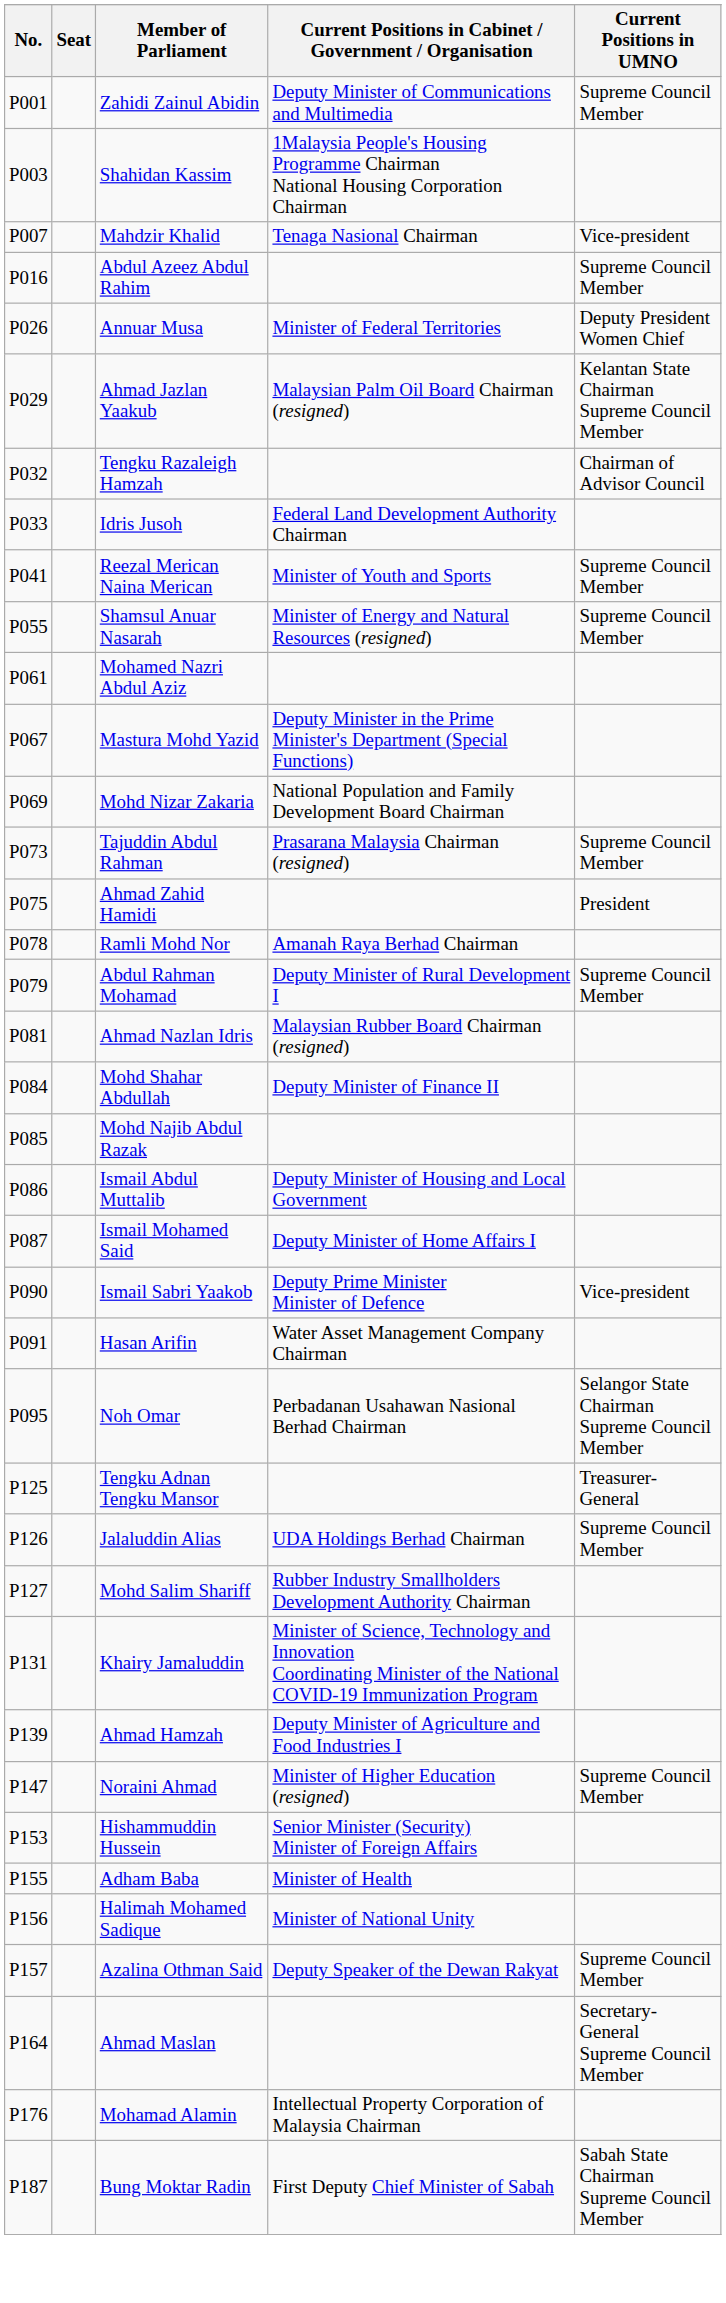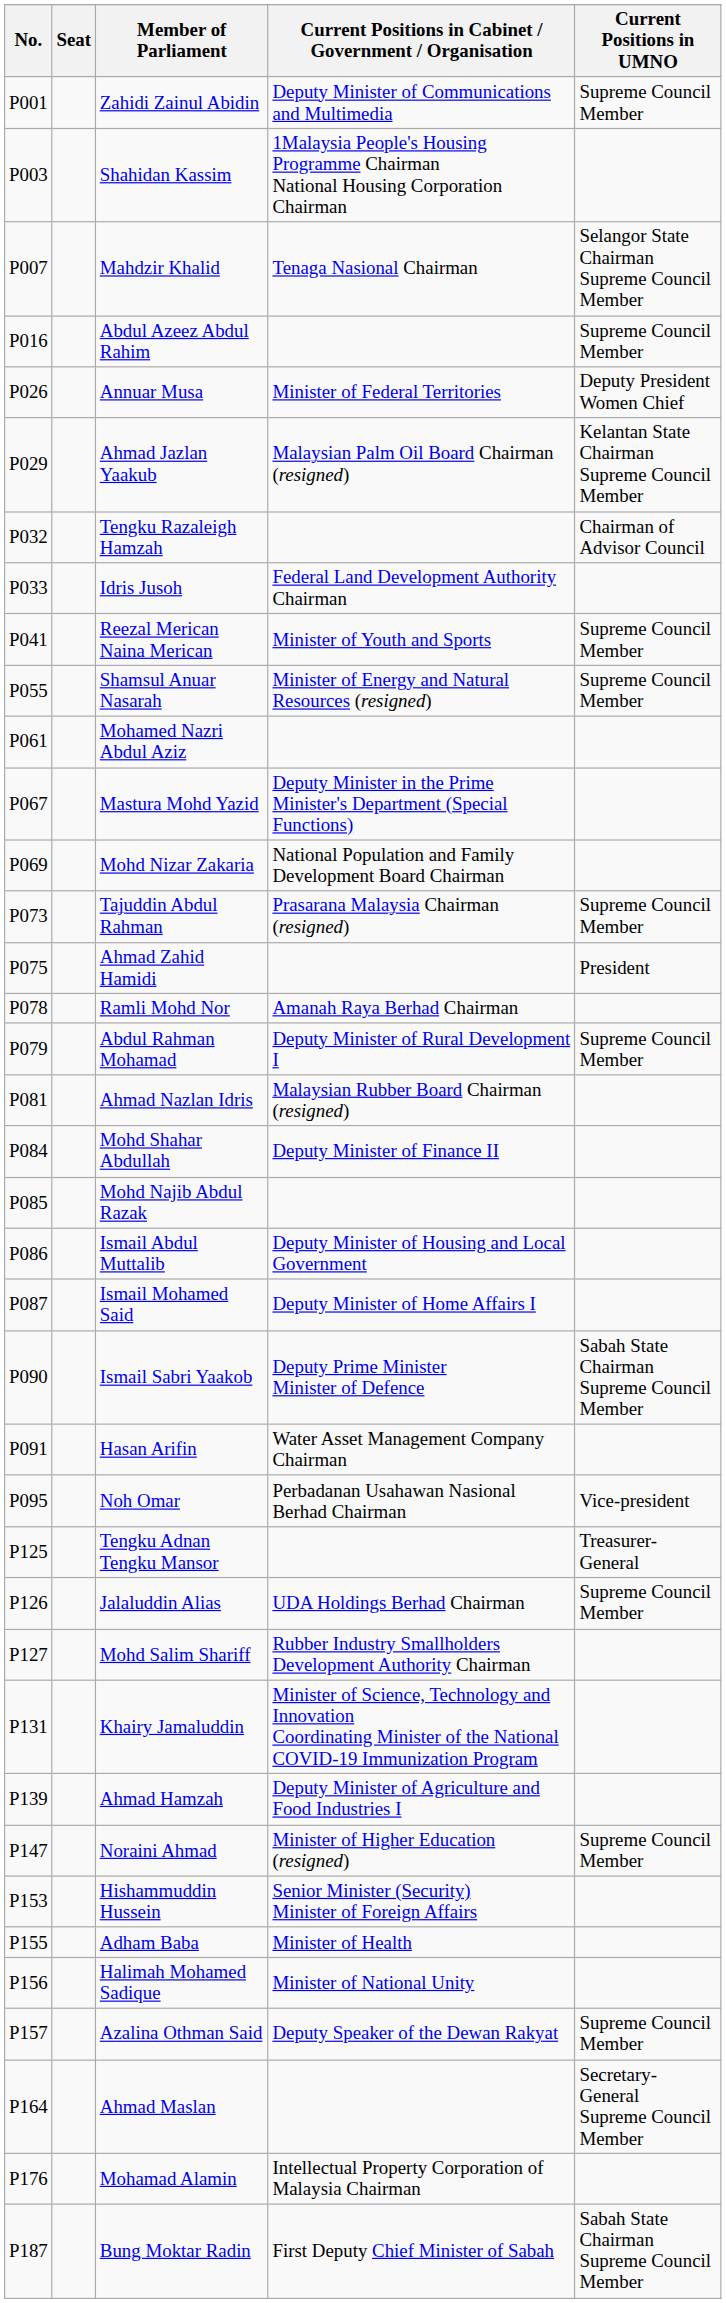(634, 236) Vice-president -> (645, 268) Selangor State Chairman Supreme Council Member
(634, 1292) Vice-president -> (645, 1377) Sabah State Chairman Supreme Council Member
(645, 1415) Selangor State Chairman Supreme Council Member -> (634, 1500) Vice-president
